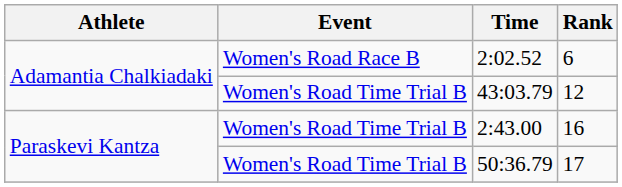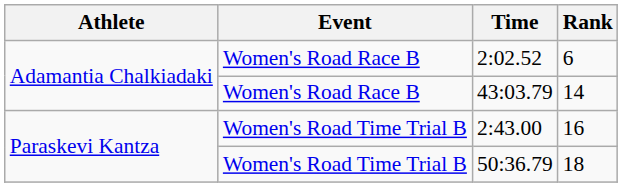(345, 93) Women's Road Time Trial B -> (321, 93) Women's Road Race B
(573, 93) 12 -> (573, 93) 14
(573, 164) 17 -> (573, 164) 18
